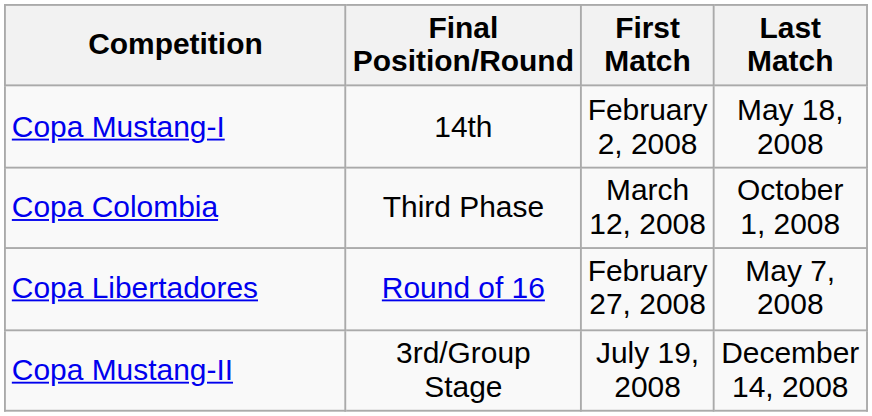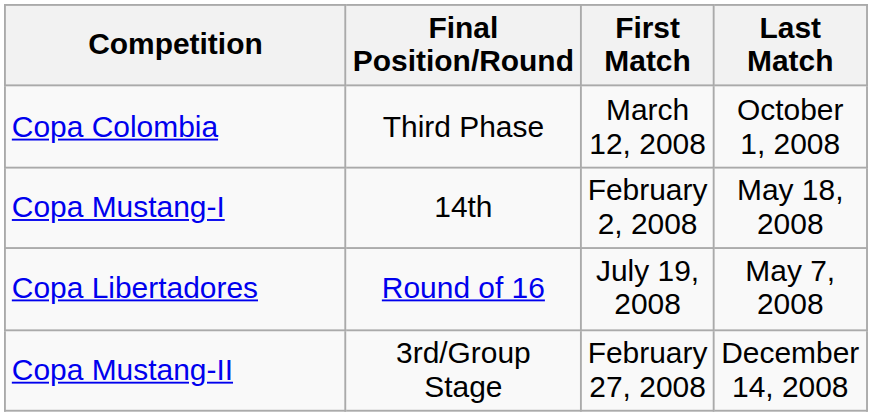rows swapped: (115, 207) <-> (118, 126)
(648, 288) February 27, 2008 -> (648, 288) July 19, 2008
(648, 369) July 19, 2008 -> (648, 369) February 27, 2008
